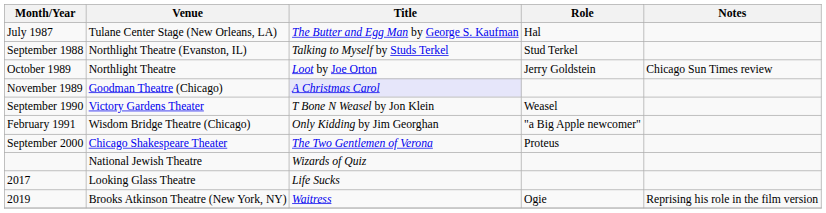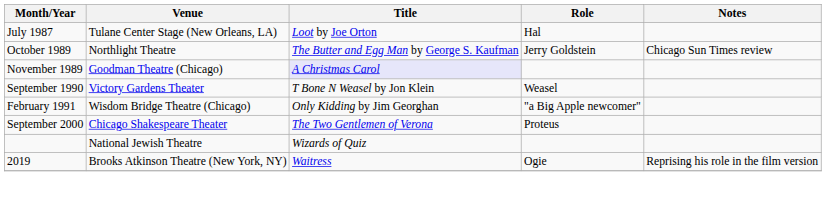(405, 32) The Butter and Egg Man by George S. Kaufman -> (334, 32) Loot by Joe Orton
- row: (45, 50)
(334, 69) Loot by Joe Orton -> (405, 50) The Butter and Egg Man by George S. Kaufman
- row: (19, 180)
